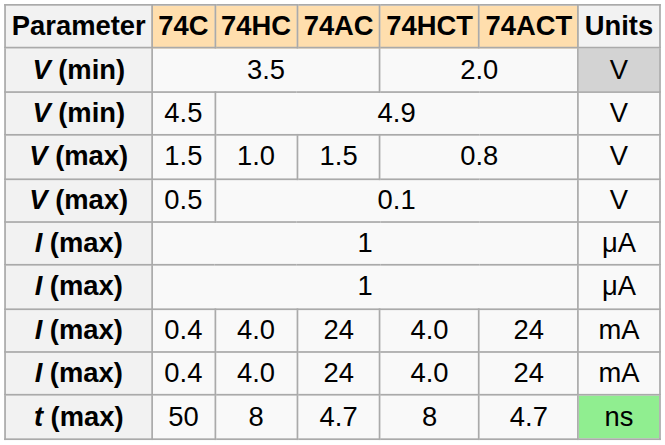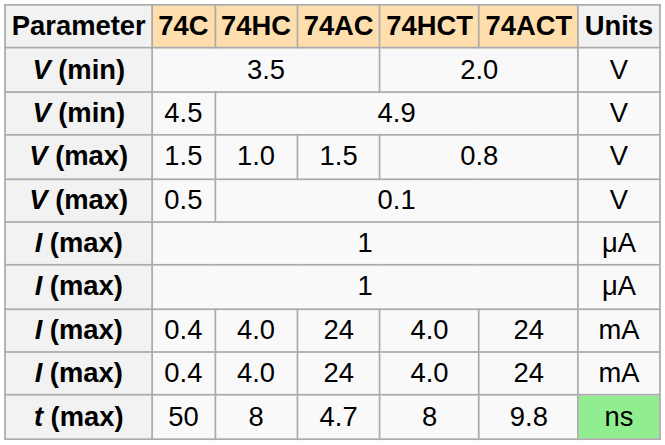(619, 69) lightgrey background -> (619, 69) no background
(529, 416) 4.7 -> (529, 416) 9.8
